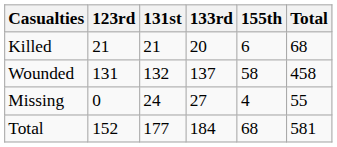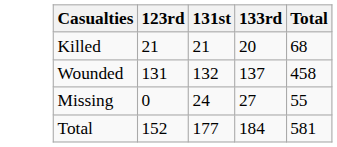- column: (262, 18)
